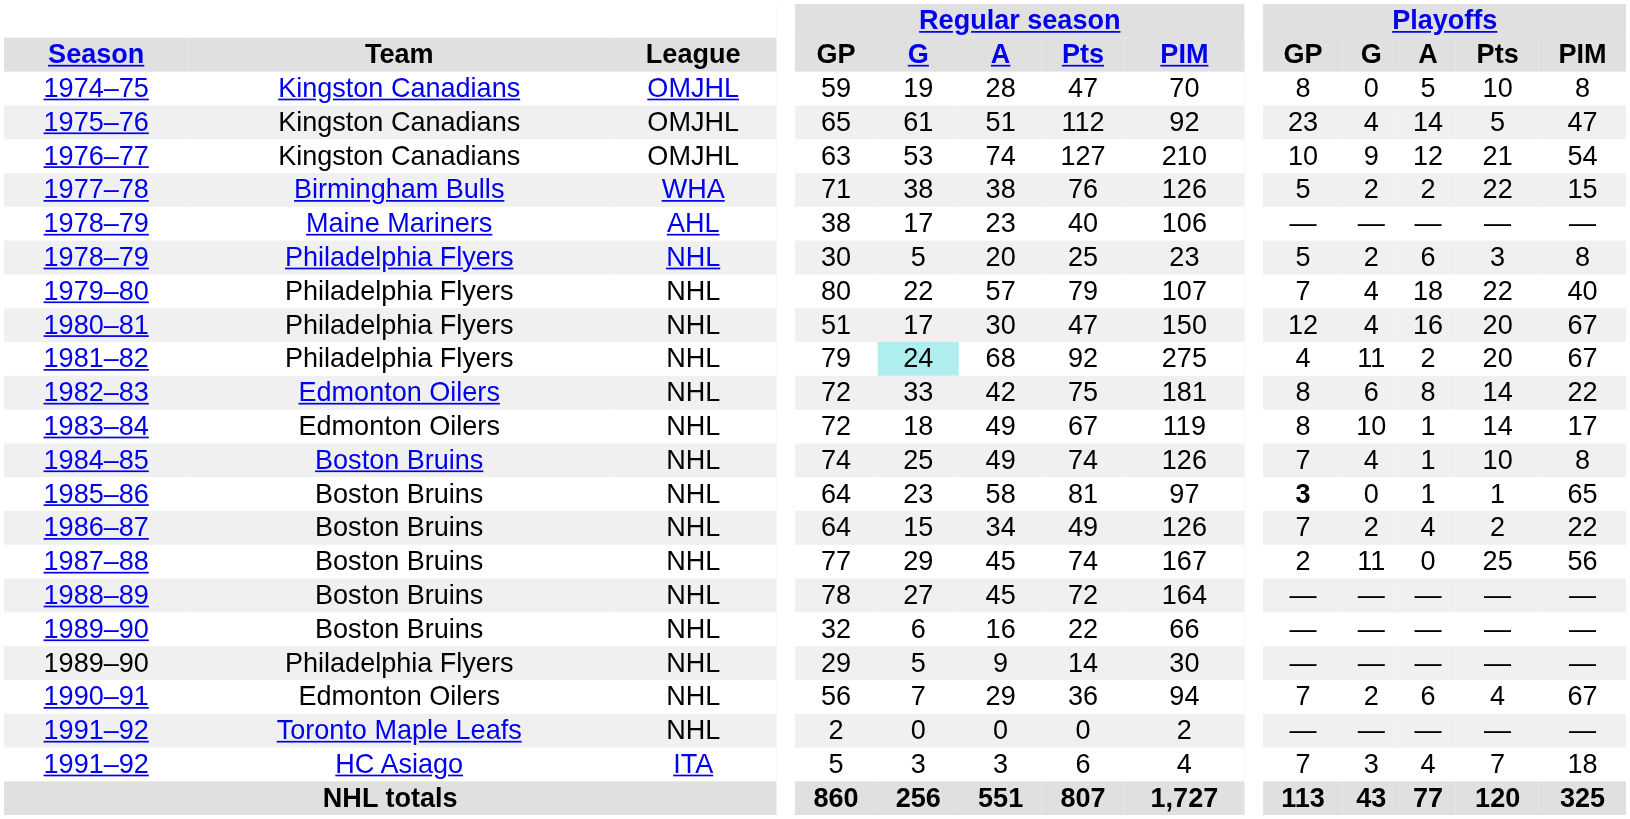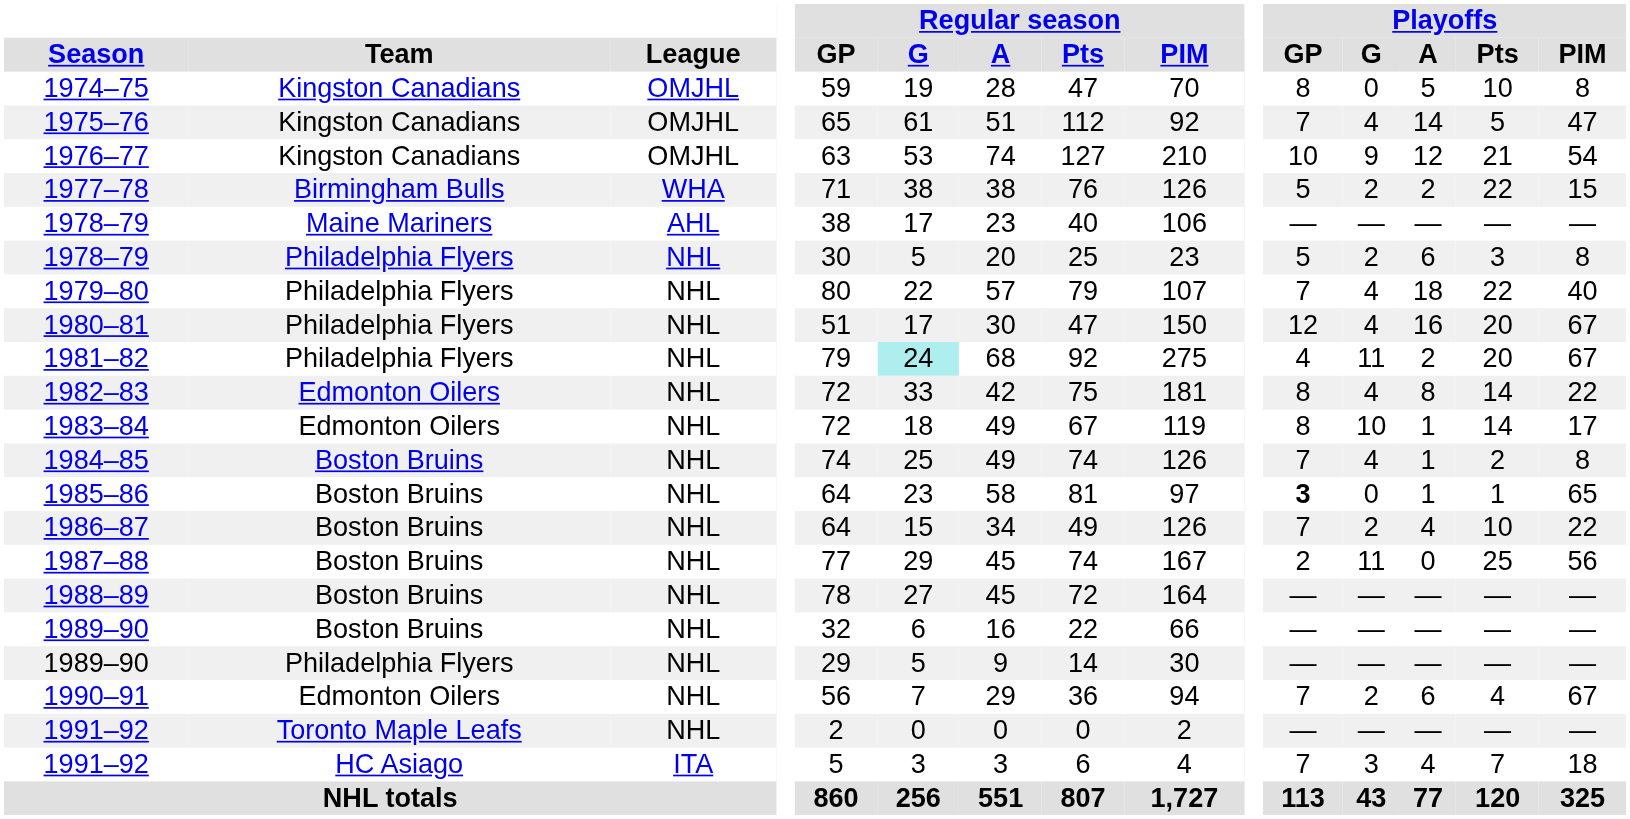(1303, 121) 23 -> (1303, 121) 7
(1371, 392) 6 -> (1371, 392) 4
(1498, 459) 10 -> (1498, 459) 2
(1498, 527) 2 -> (1498, 527) 10
